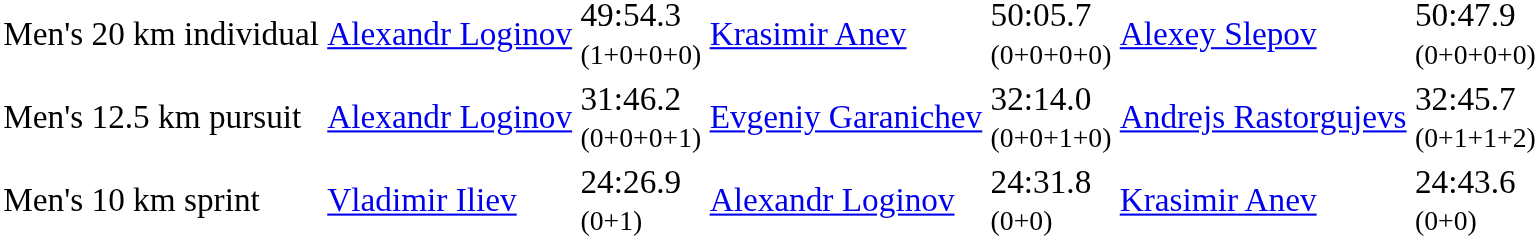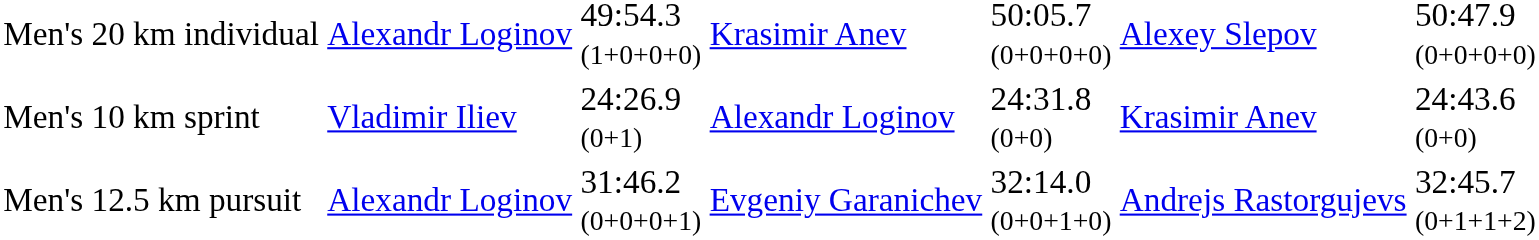rows swapped: (132, 200) <-> (152, 117)
